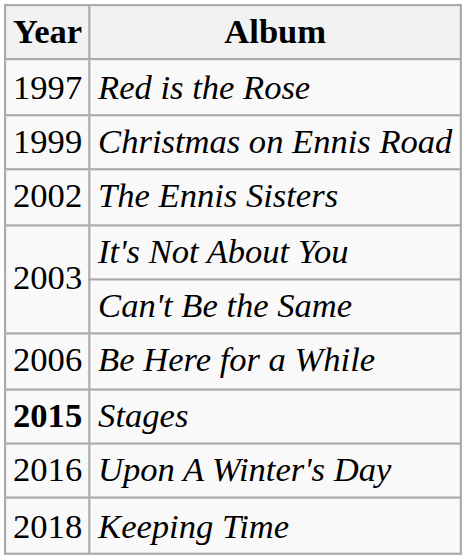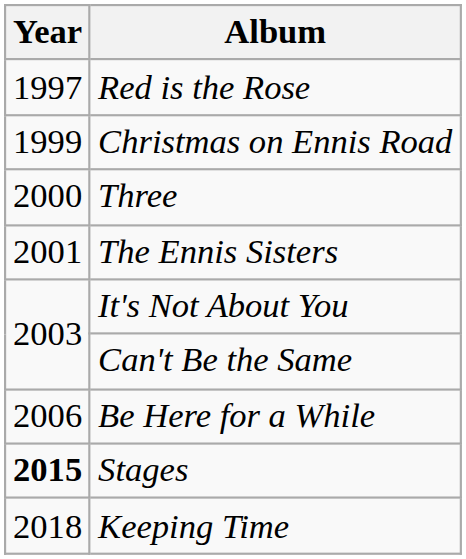+ row: (138, 196)
(48, 196) 2002 -> (48, 251) 2001
- row: (245, 470)
